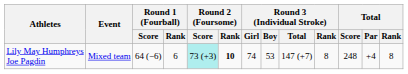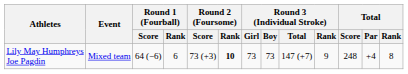(203, 56) paleturquoise background -> (203, 56) no background
(252, 56) 74 -> (252, 56) 73
(270, 56) 53 -> (270, 56) 73
(326, 56) 8 -> (326, 56) 9
